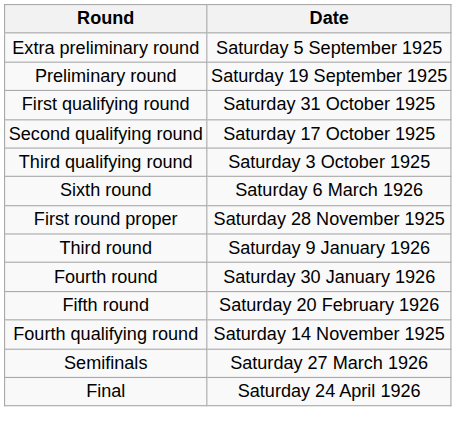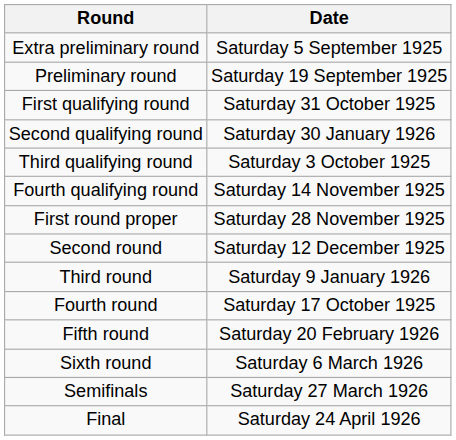(329, 133) Saturday 17 October 1925 -> (329, 133) Saturday 30 January 1926
rows swapped: (106, 334) <-> (106, 190)
+ row: (106, 248)
(329, 276) Saturday 30 January 1926 -> (329, 305) Saturday 17 October 1925
